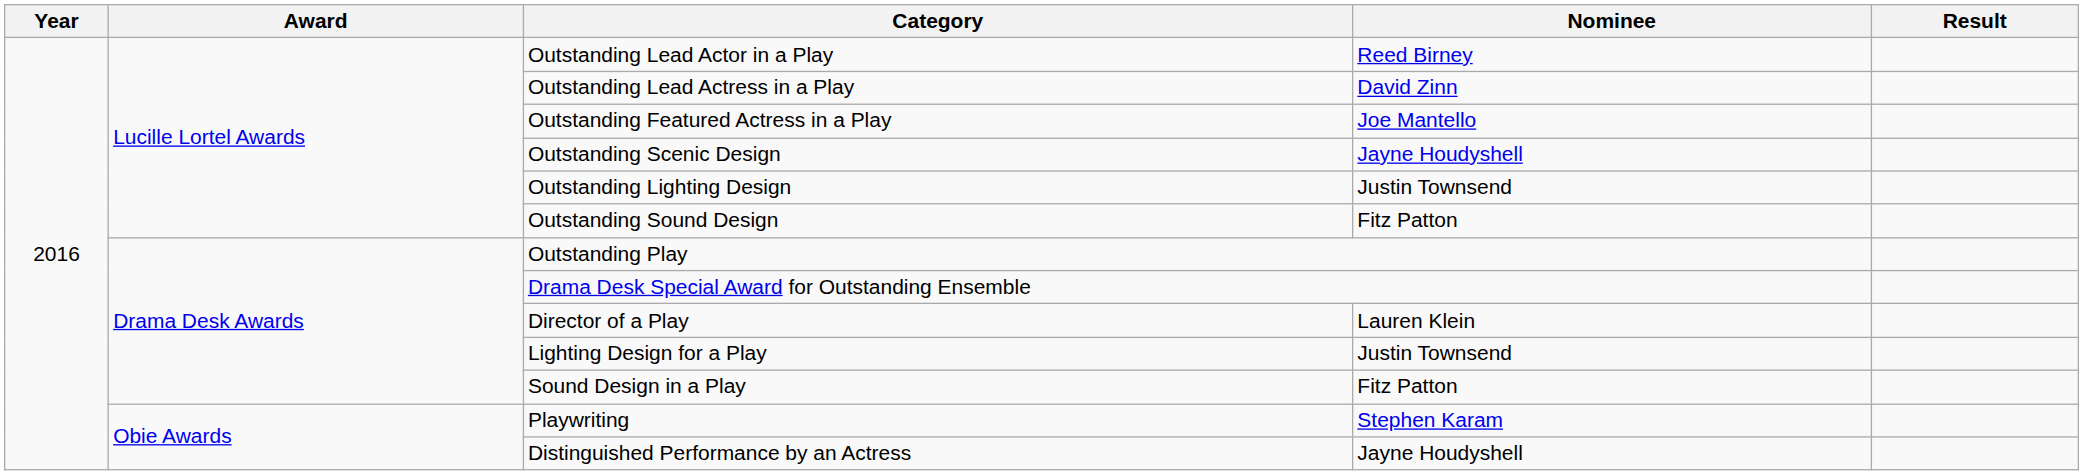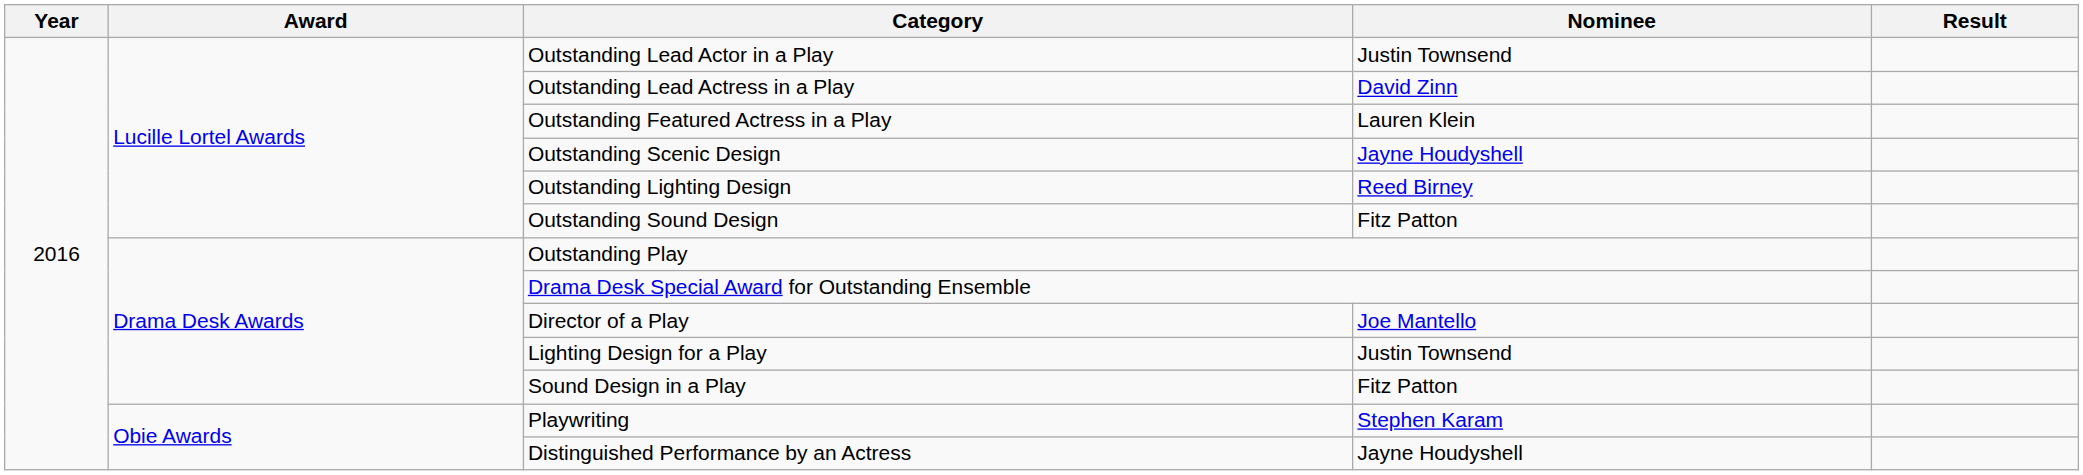(1415, 54) Reed Birney -> (1435, 54) Justin Townsend
(1417, 120) Joe Mantello -> (1416, 120) Lauren Klein
(1435, 187) Justin Townsend -> (1415, 187) Reed Birney
(1416, 320) Lauren Klein -> (1417, 320) Joe Mantello
